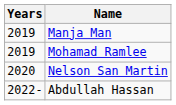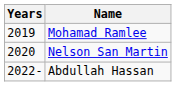- row: (80, 33)
